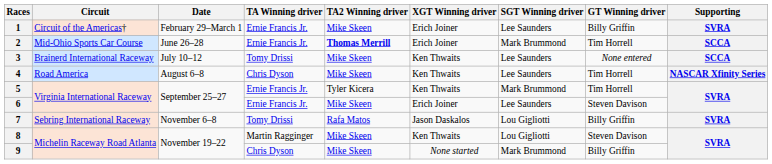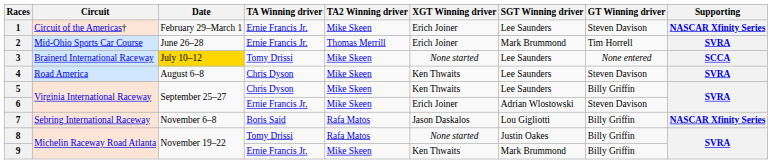(611, 28) Billy Griffin -> (617, 28) Steven Davison
(718, 28) SVRA -> (718, 28) NASCAR Xfinity Series
(359, 43) bold -> (356, 43) normal
(718, 43) SCCA -> (718, 43) SVRA
(181, 58) no background -> (181, 58) gold background
(436, 58) Ken Thwaits -> (454, 58) None started
(610, 74) Tim Horrell -> (617, 74) Steven Davison
(718, 74) NASCAR Xfinity Series -> (718, 74) SVRA
(277, 89) Ernie Francis Jr. -> (270, 89) Chris Dyson
(350, 89) Tyler Kicera -> (349, 89) Mike Skeen
(533, 89) Mark Brummond -> (526, 89) Lee Saunders
(610, 89) Tim Horrell -> (611, 89) Billy Griffin
(526, 105) Lee Saunders -> (537, 105) Adrian Wlostowski
(270, 120) Tomy Drissi -> (266, 120) Boris Said
(718, 120) SVRA -> (718, 120) NASCAR Xfinity Series
(280, 136) Martin Ragginger -> (270, 136) Tomy Drissi
(349, 136) Mike Skeen -> (348, 136) Rafa Matos
(436, 136) Ken Thwaits -> (454, 136) None started
(525, 136) Lou Gigliotti -> (525, 136) Justin Oakes
(617, 136) Steven Davison -> (611, 136) Billy Griffin
(270, 151) Chris Dyson -> (277, 151) Ernie Francis Jr.
(454, 151) None started -> (436, 151) Ken Thwaits
